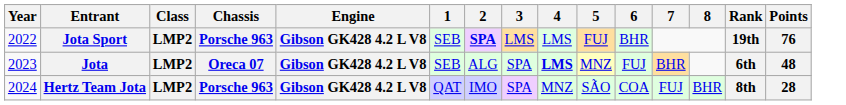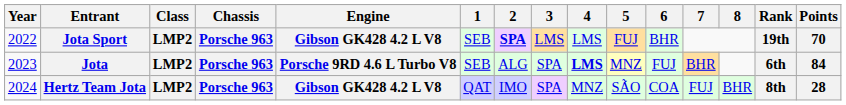(789, 39) 76 -> (819, 39) 70
(236, 63) Oreca 07 -> (236, 63) Porsche 963
(353, 63) Gibson GK428 4.2 L V8 -> (368, 63) Porsche 9RD 4.6 L Turbo V8
(789, 63) 48 -> (819, 63) 84
